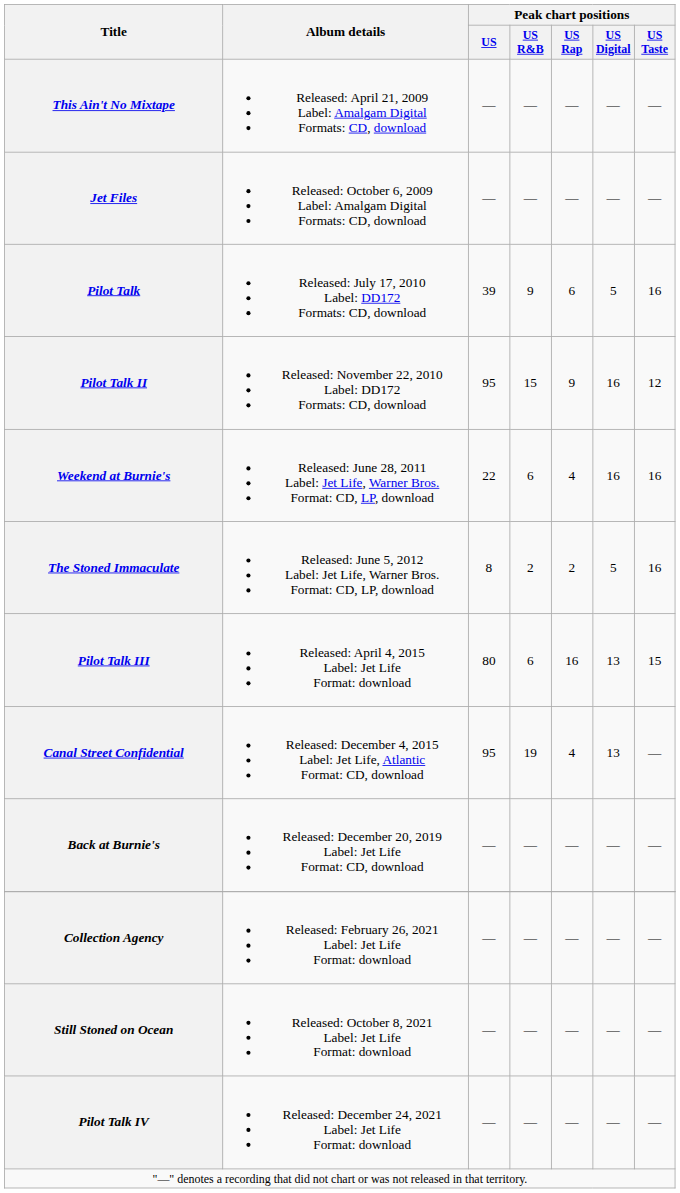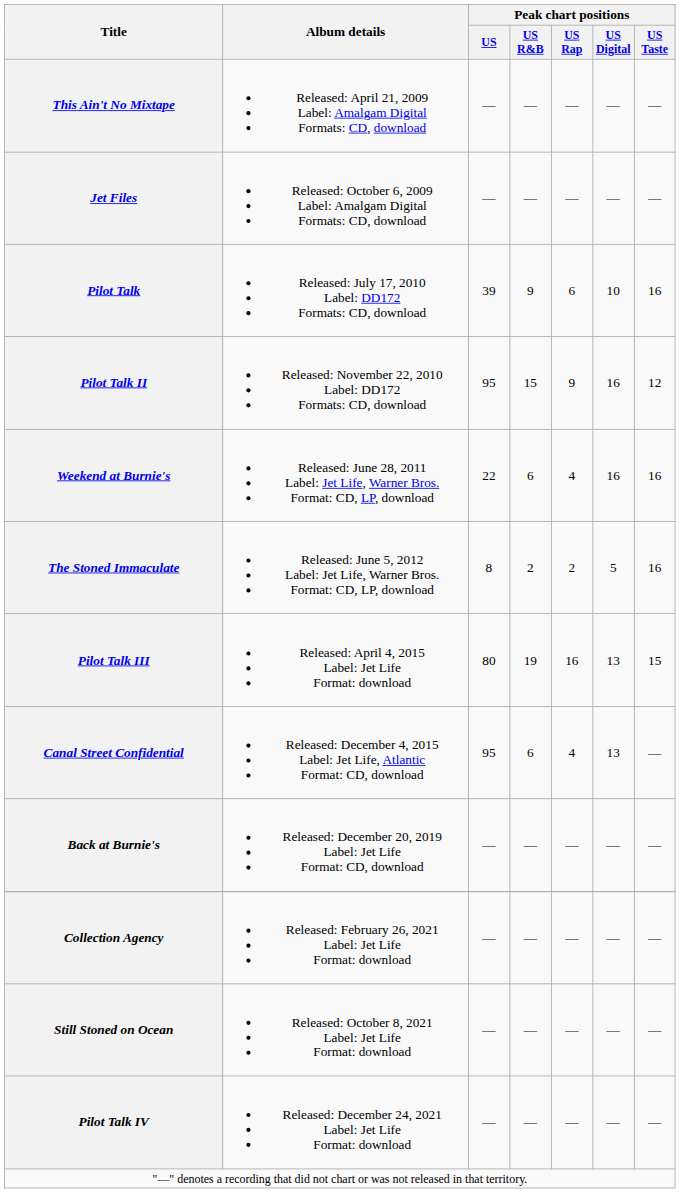(613, 290) 5 -> (613, 290) 10
(530, 660) 6 -> (530, 660) 19
(530, 752) 19 -> (530, 752) 6
